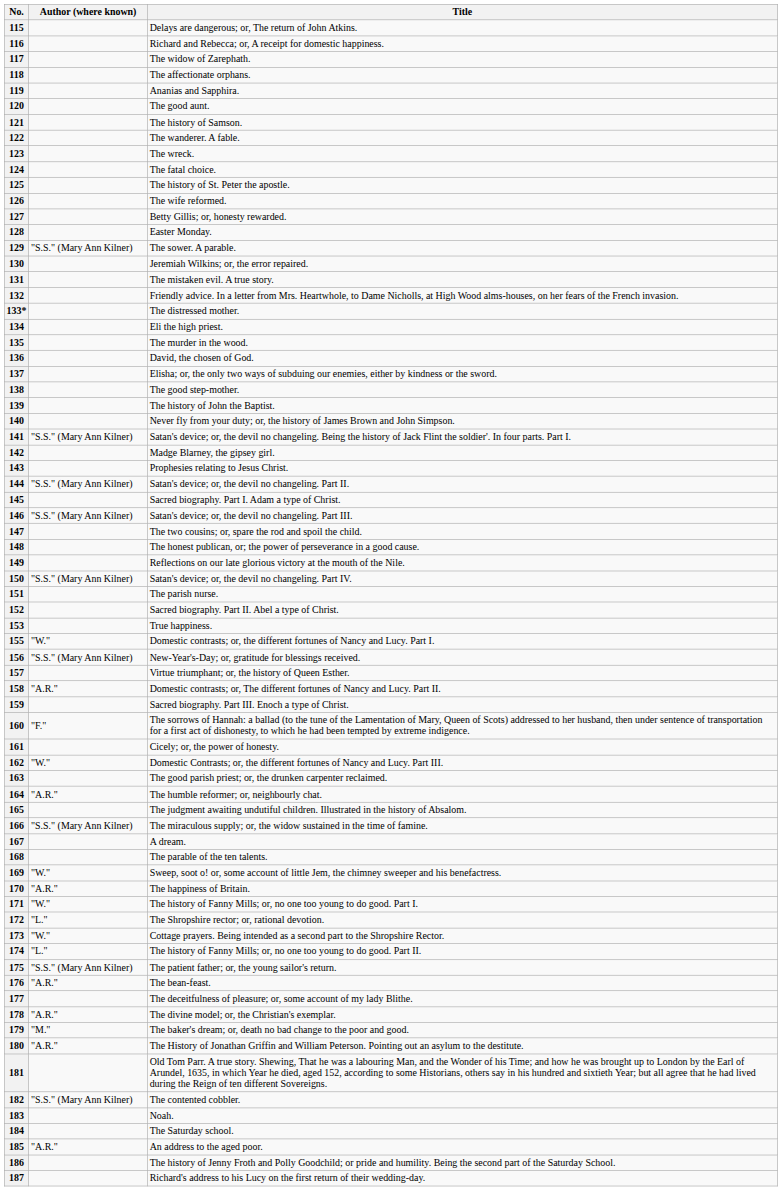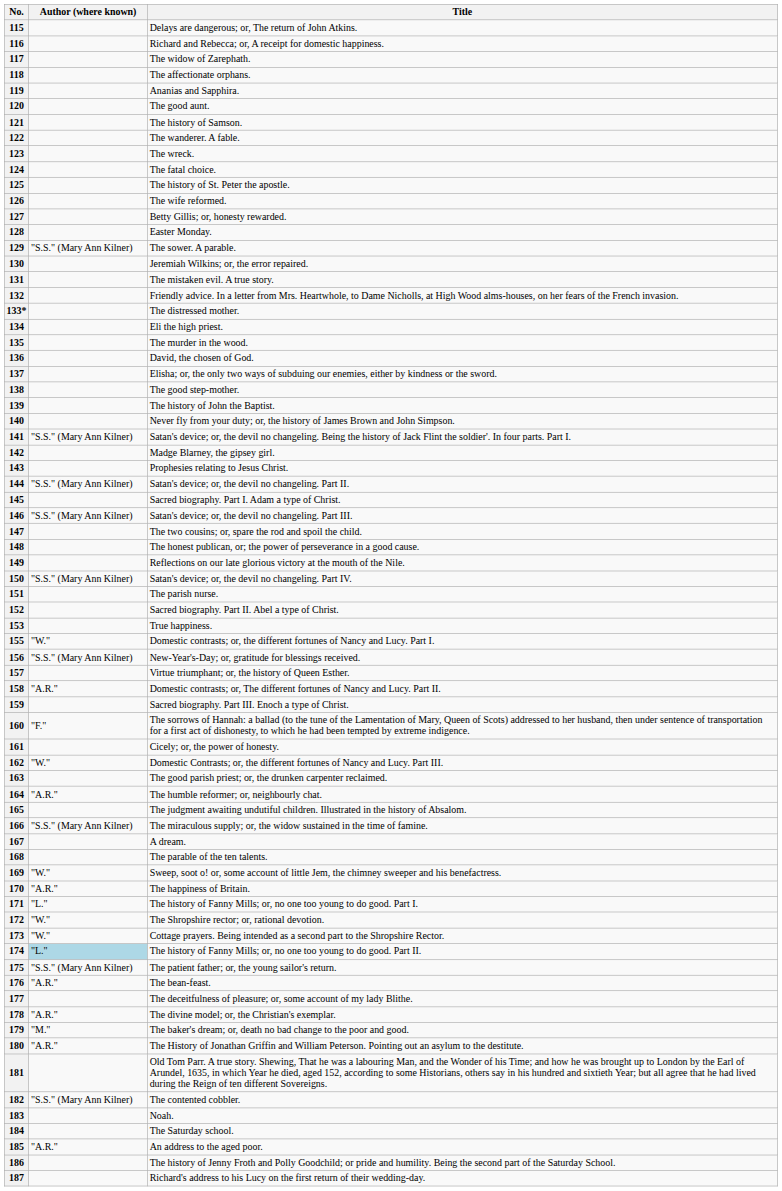(41, 904) "W." -> (39, 904) "L."
(39, 920) "L." -> (41, 920) "W."
(39, 951) no background -> (39, 951) lightblue background
